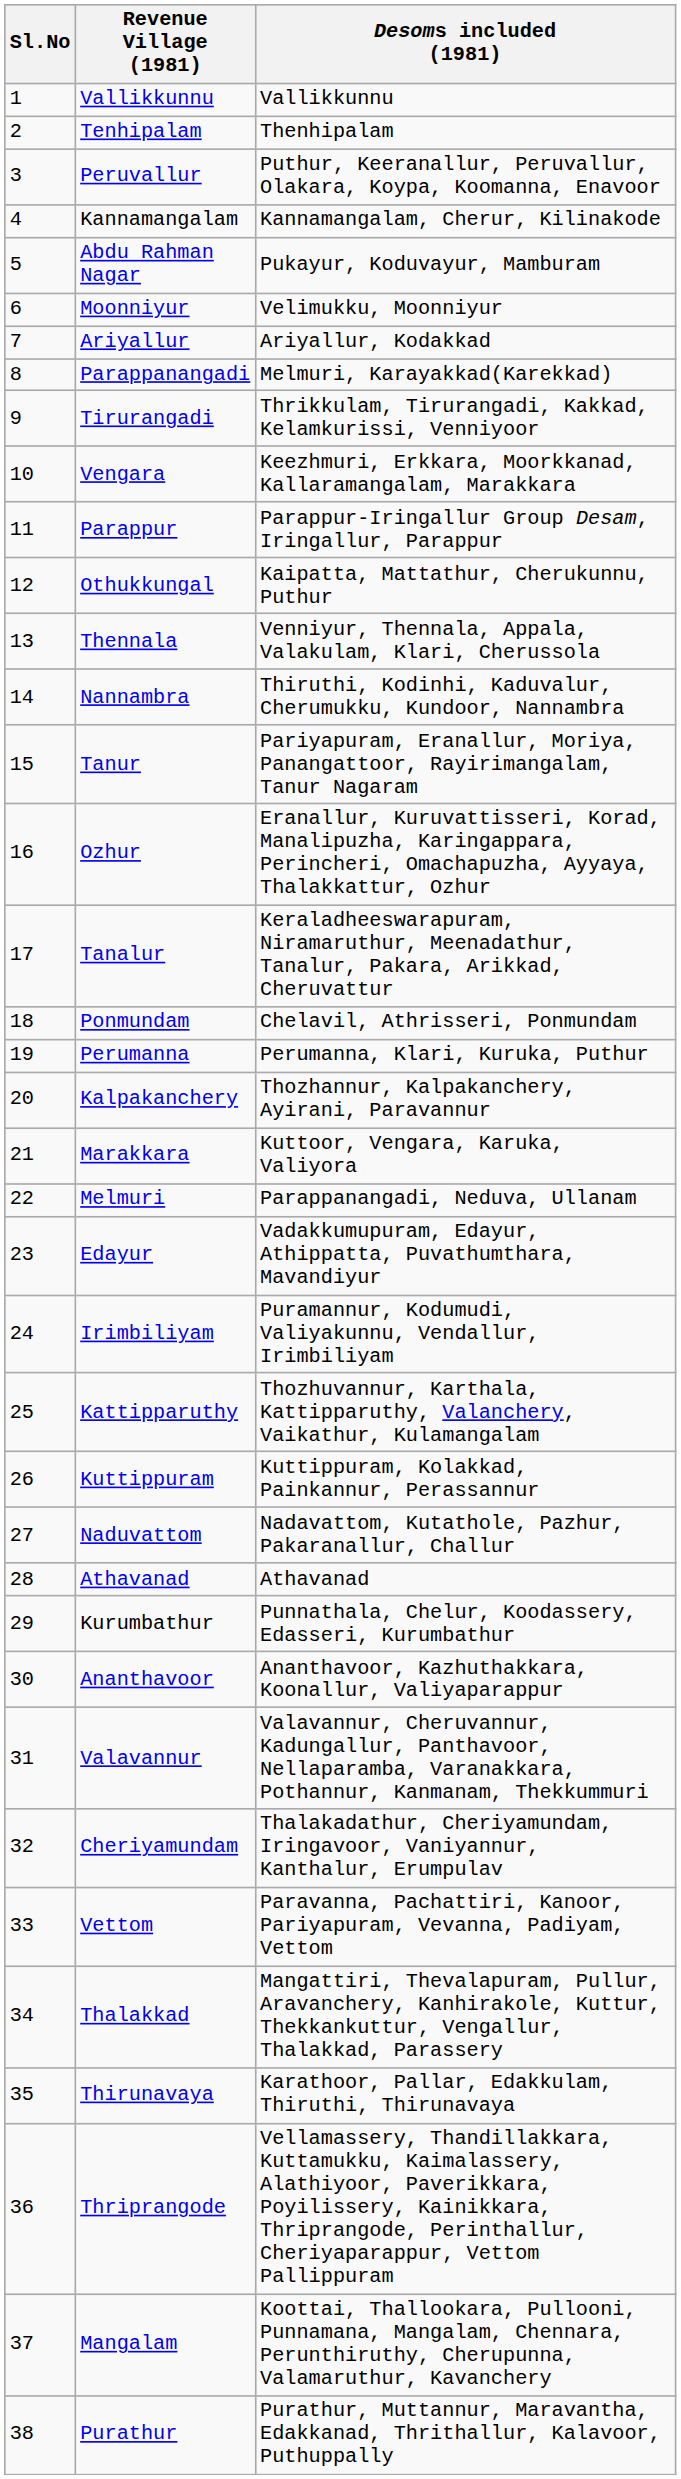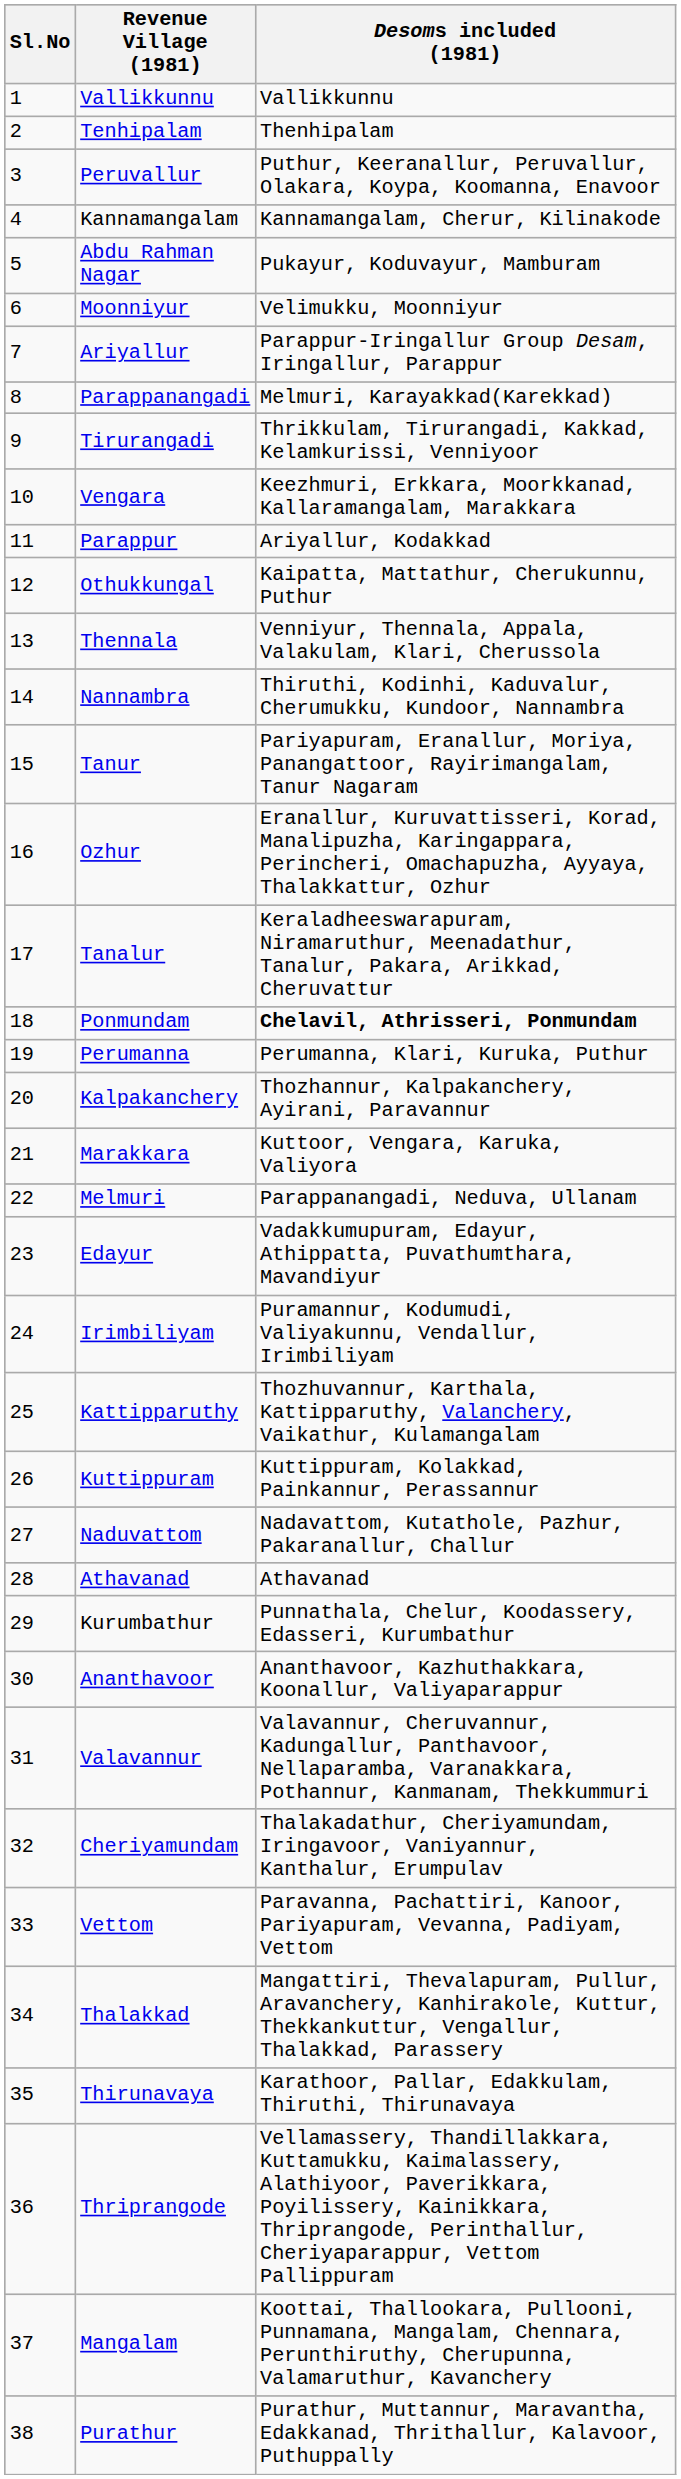(375, 342) Ariyallur, Kodakkad -> (454, 354) Parappur-Iringallur Group Desam, Iringallur, Parappur
(454, 530) Parappur-Iringallur Group Desam, Iringallur, Parappur -> (375, 542) Ariyallur, Kodakkad
(448, 1023) normal -> (448, 1023) bold
